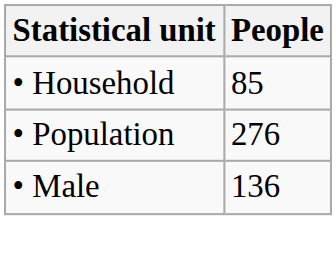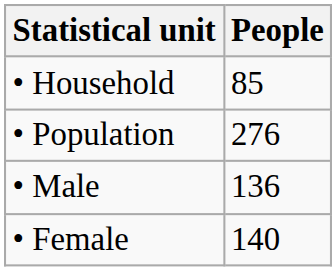+ row: (71, 238)
